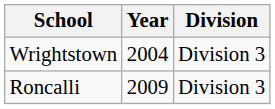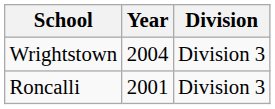(148, 86) 2009 -> (148, 86) 2001
